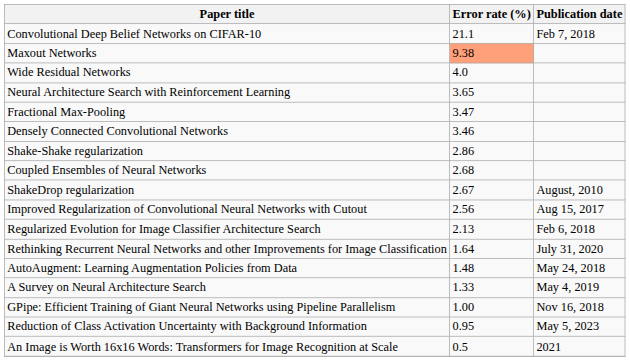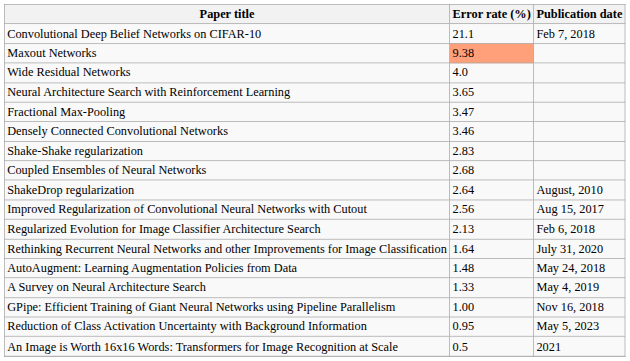(463, 151) 2.86 -> (463, 151) 2.83
(463, 190) 2.67 -> (463, 190) 2.64
